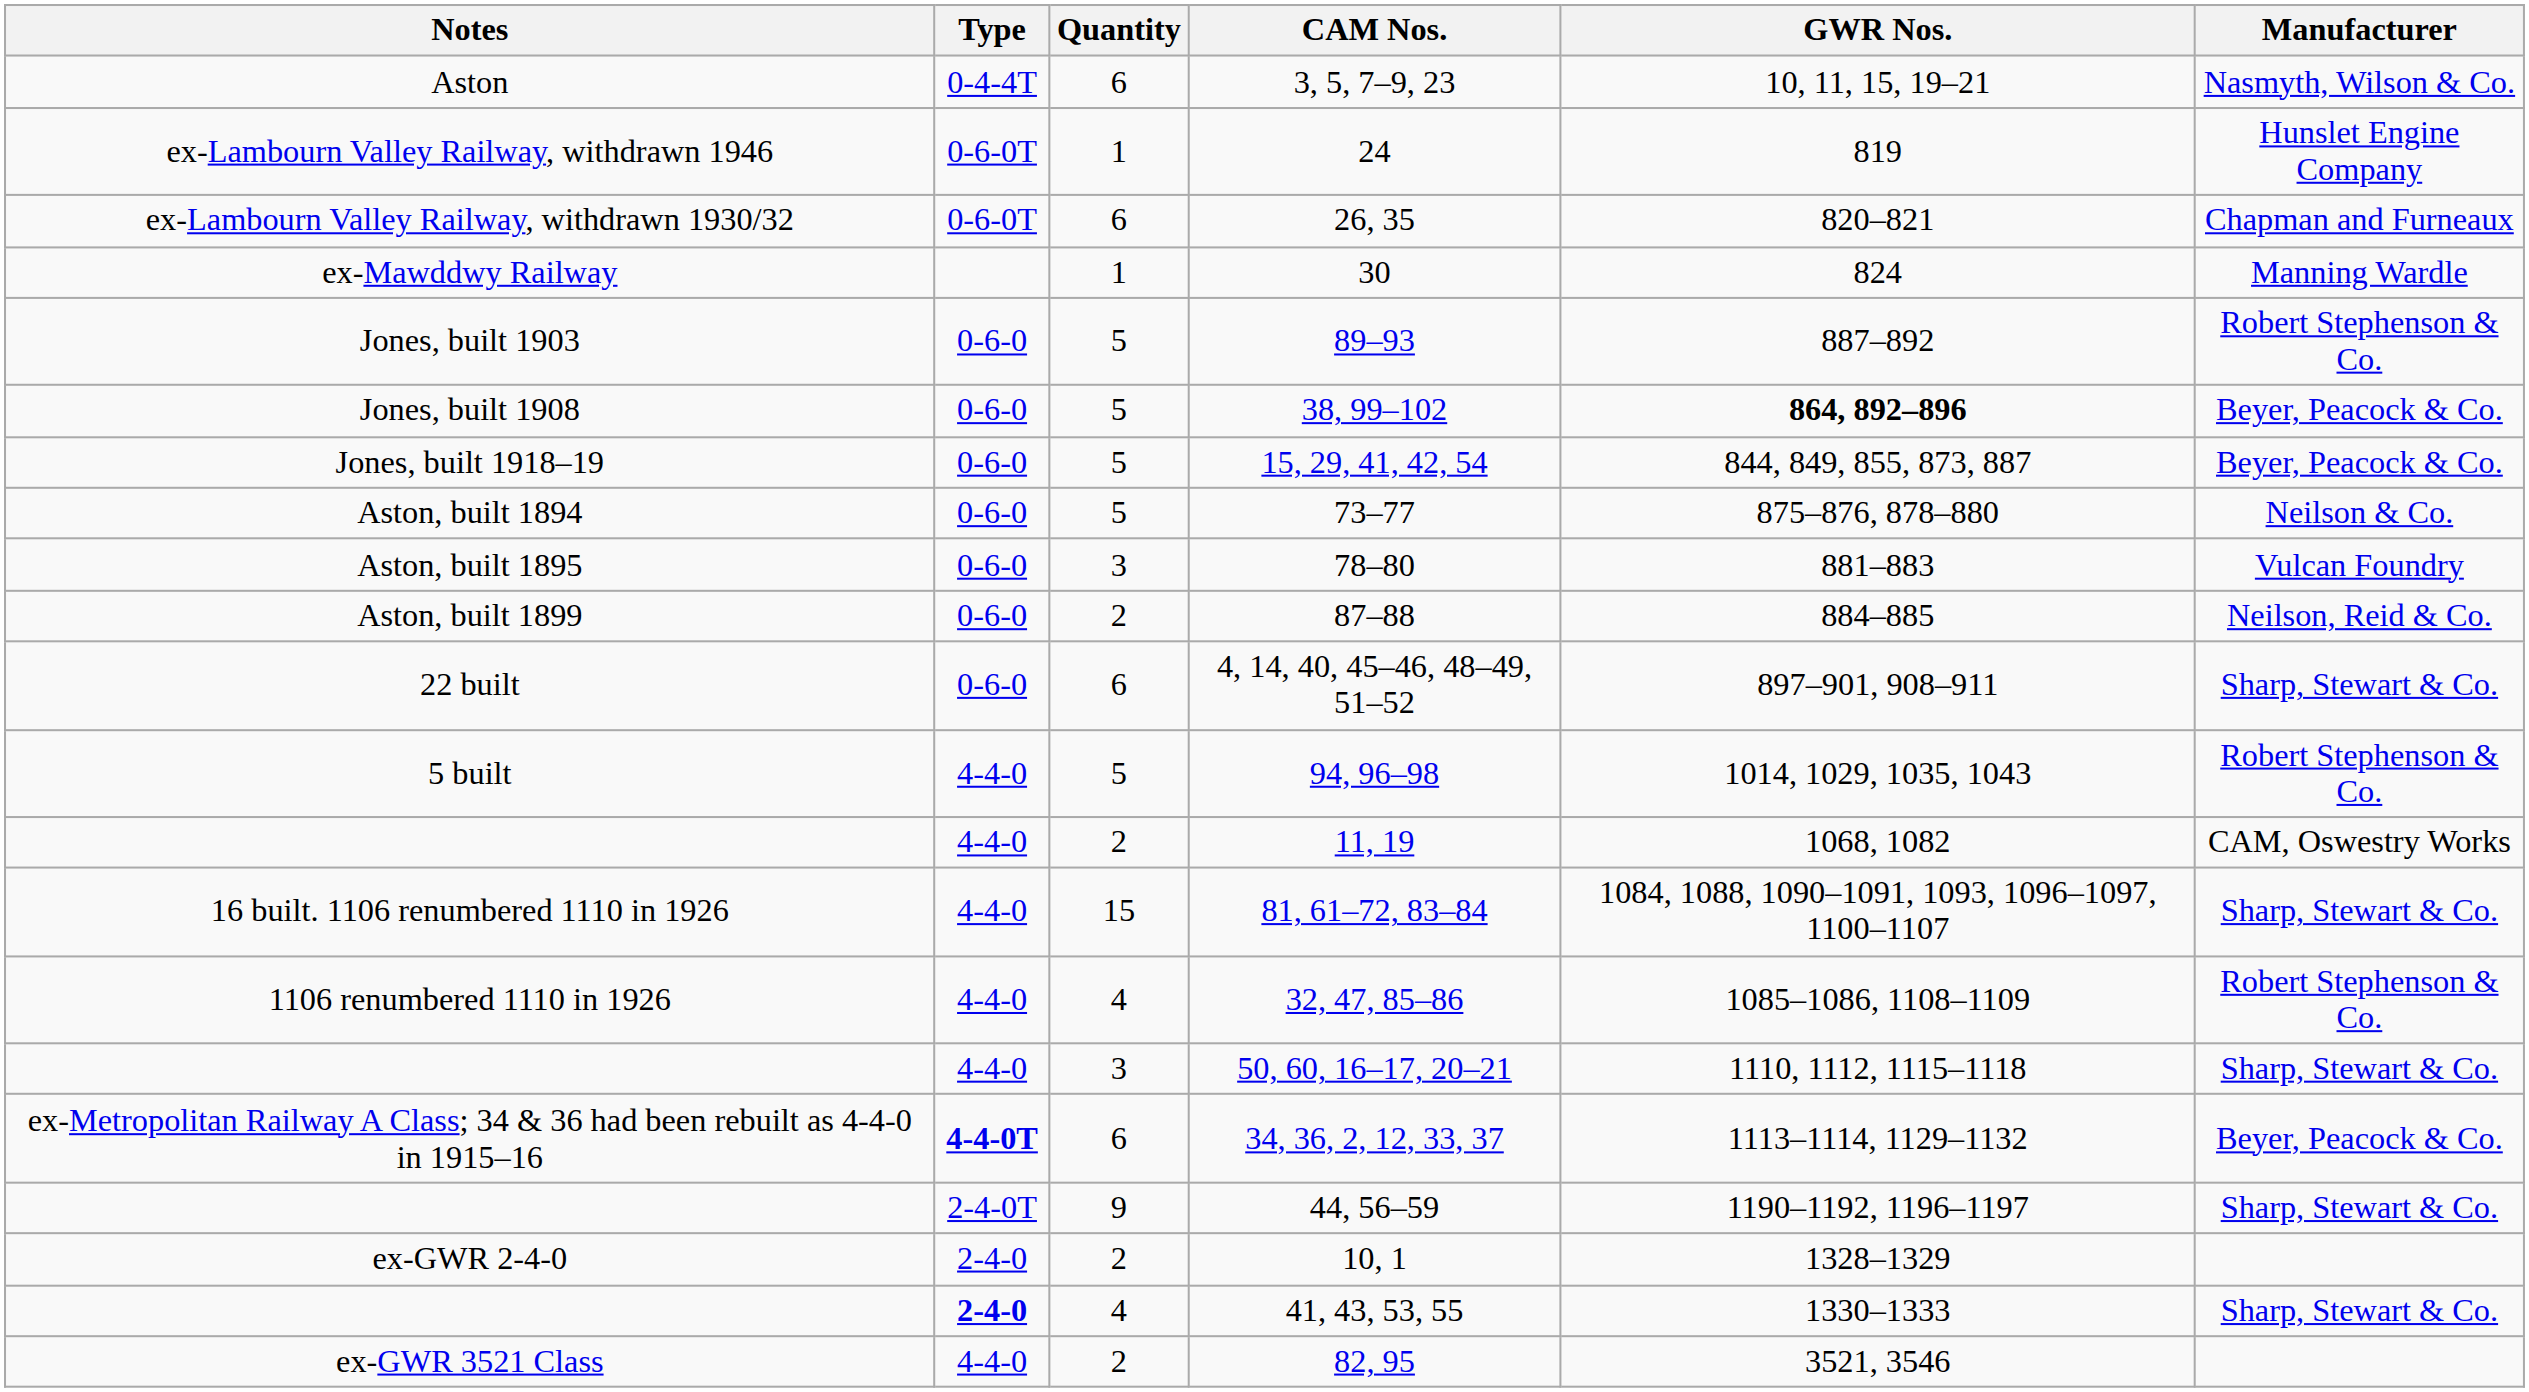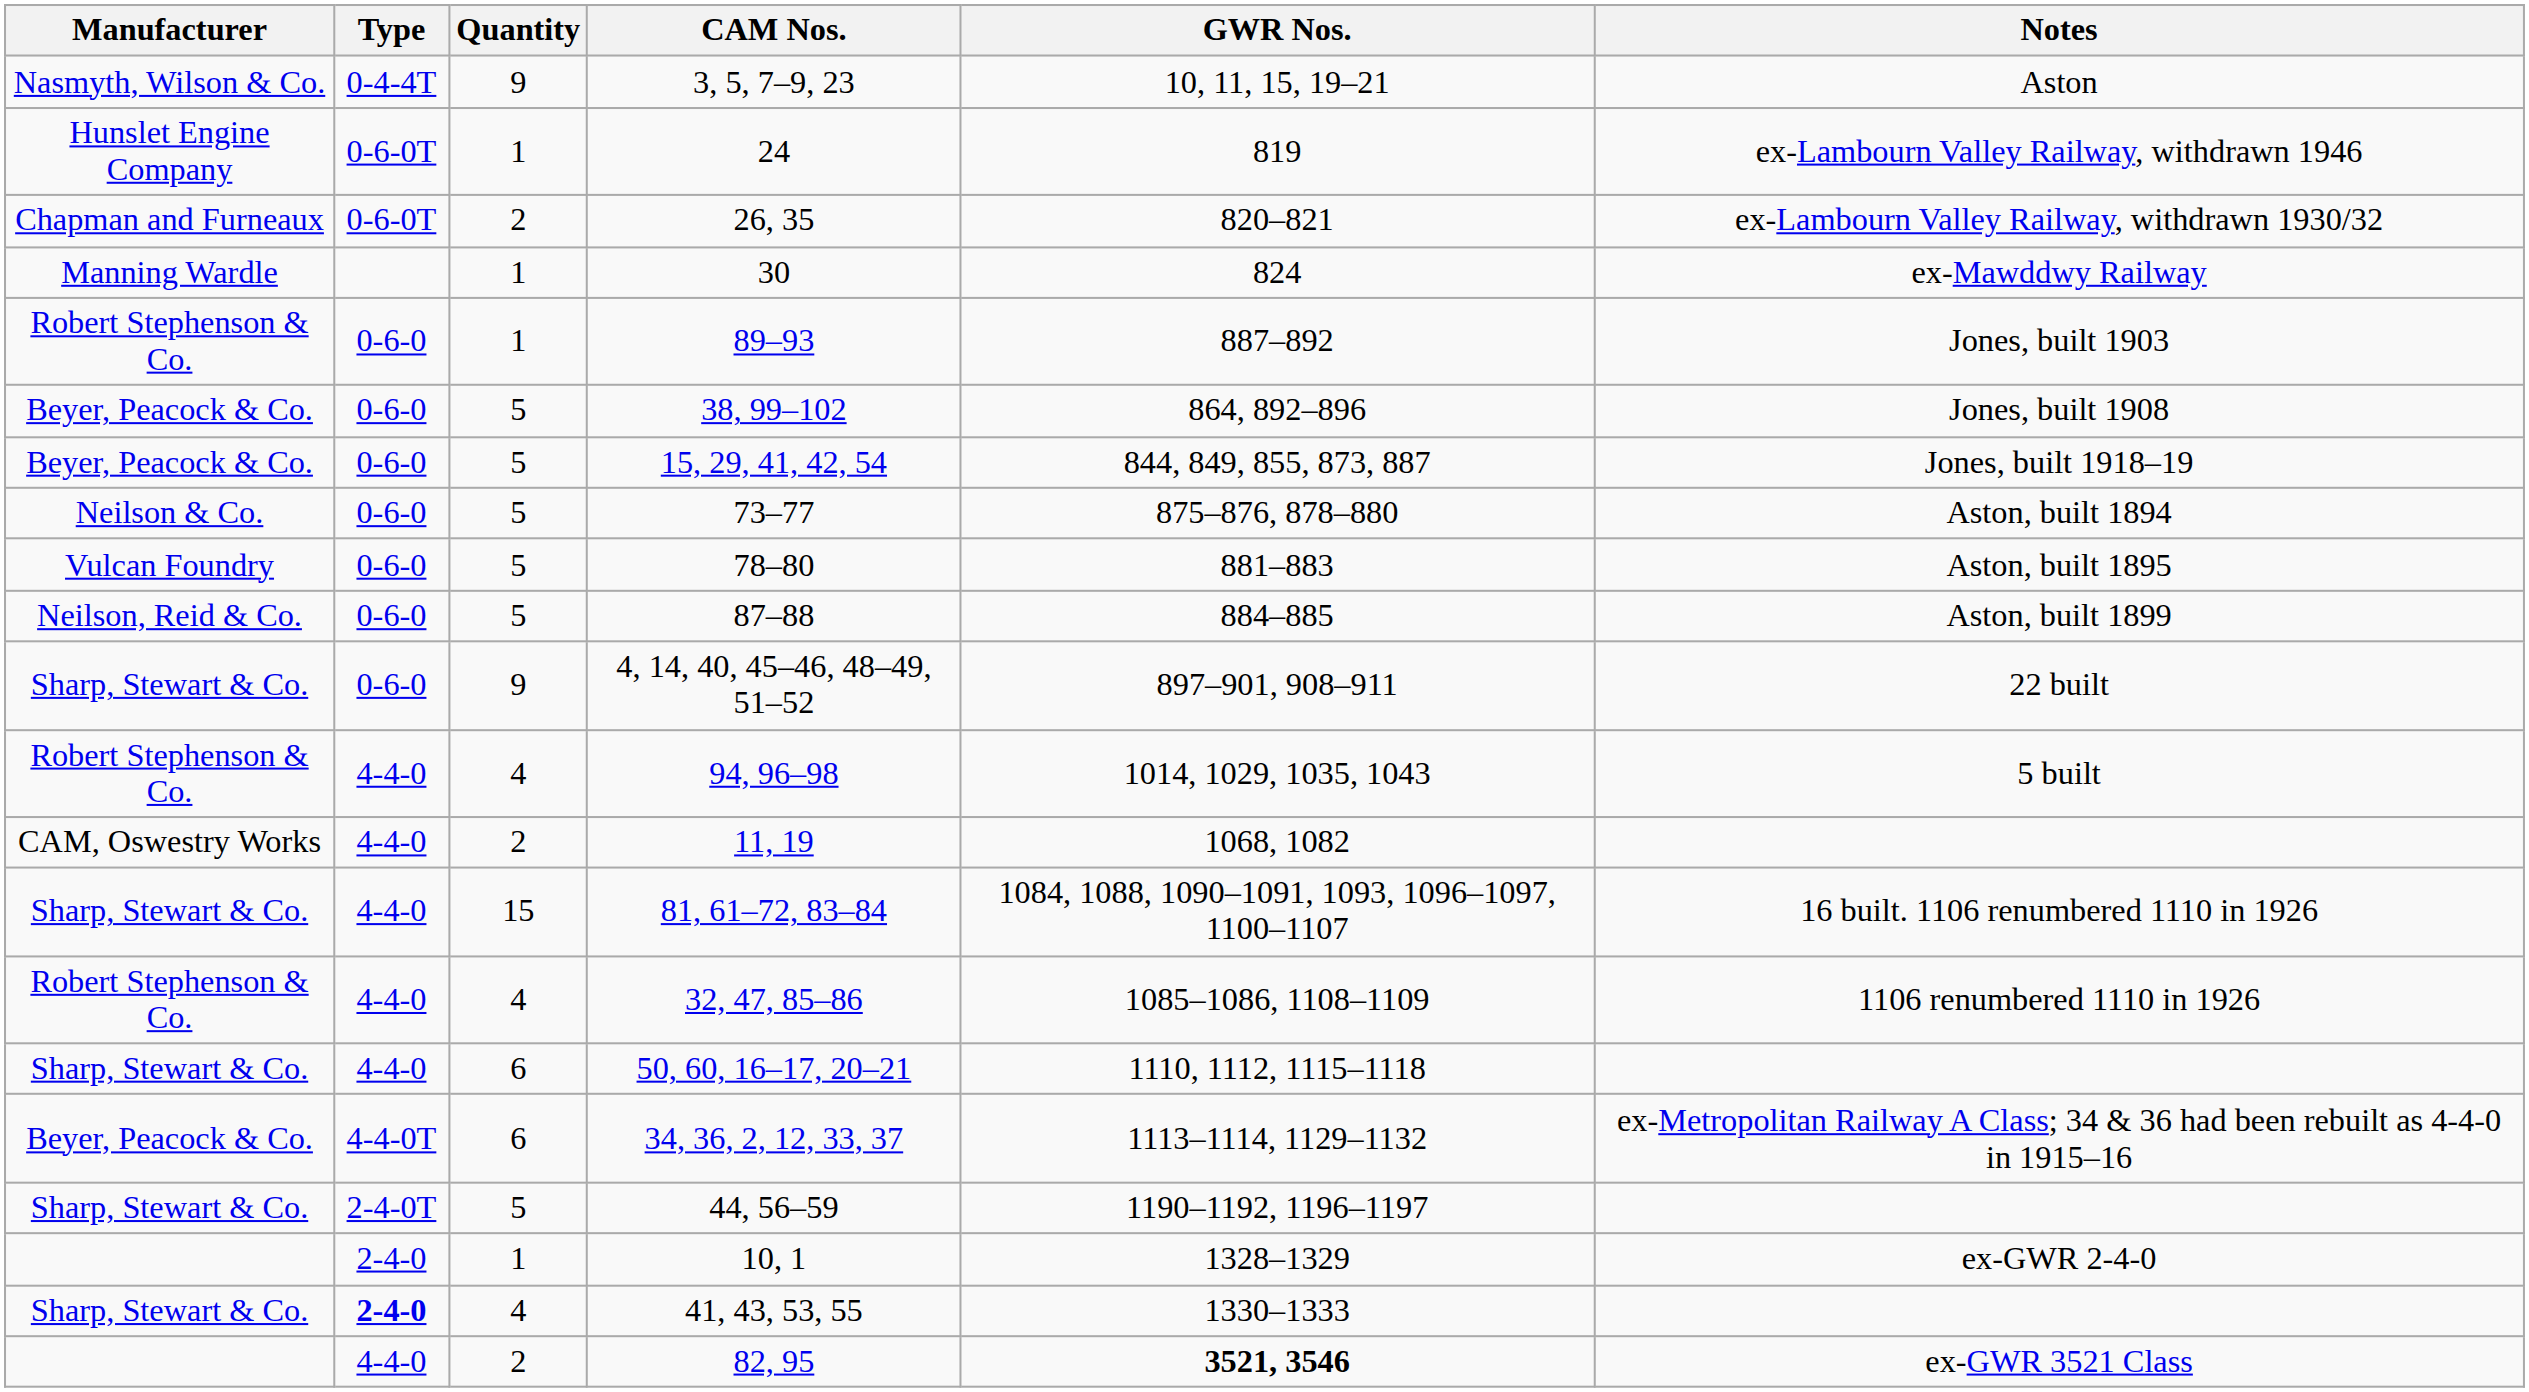columns swapped: (2359, 30) <-> (470, 30)
(1119, 81) 6 -> (518, 81) 9
(1119, 220) 6 -> (518, 220) 2
(1119, 340) 5 -> (518, 340) 1
(1878, 410) bold -> (1277, 410) normal
(1119, 564) 3 -> (518, 564) 5
(1119, 615) 2 -> (518, 615) 5
(1119, 684) 6 -> (518, 684) 9
(1119, 772) 5 -> (518, 772) 4
(1119, 1068) 3 -> (518, 1068) 6
(992, 1137) bold -> (391, 1137) normal
(1119, 1207) 9 -> (518, 1207) 5
(1119, 1258) 2 -> (518, 1258) 1
(1878, 1361) normal -> (1277, 1361) bold
